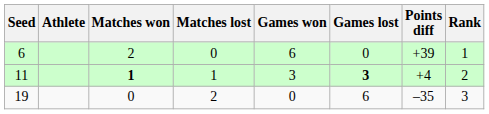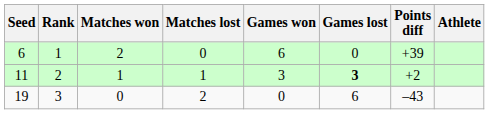columns swapped: (64, 23) <-> (465, 23)
(131, 75) bold -> (120, 75) normal
(424, 75) +4 -> (413, 75) +2
(424, 97) –35 -> (413, 97) –43
